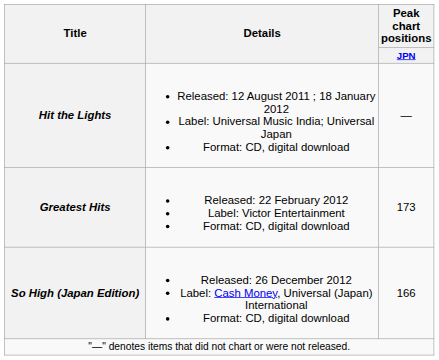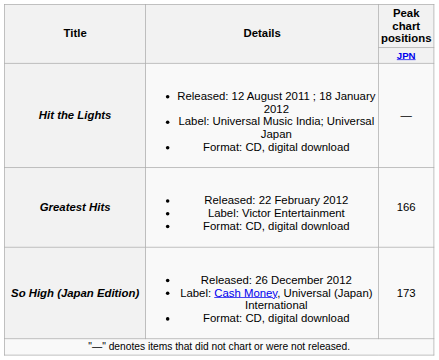(406, 207) 173 -> (406, 207) 166
(406, 292) 166 -> (406, 292) 173
